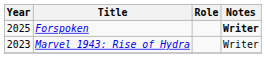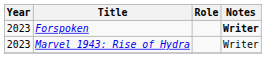(19, 29) 2025 -> (19, 29) 2023
